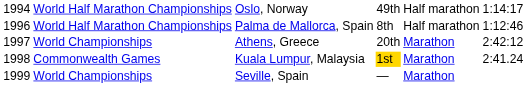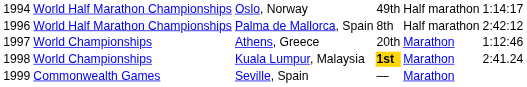(503, 25) 1:12:46 -> (503, 25) 2:42:12
(503, 42) 2:42:12 -> (503, 42) 1:12:46
(97, 59) Commonwealth Games -> (93, 59) World Championships
(385, 59) normal -> (385, 59) bold
(93, 76) World Championships -> (97, 76) Commonwealth Games
